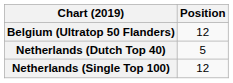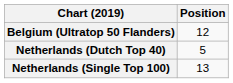(203, 68) 12 -> (203, 68) 13
